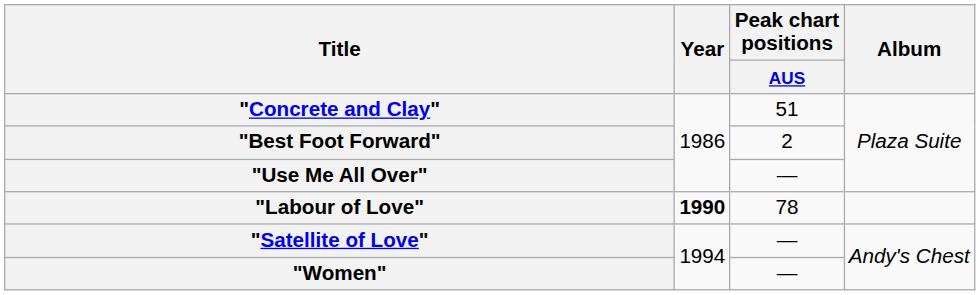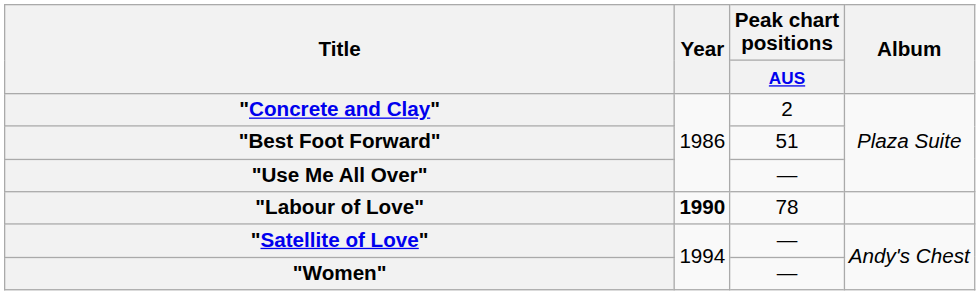(787, 109) 51 -> (787, 109) 2
(787, 142) 2 -> (787, 142) 51
